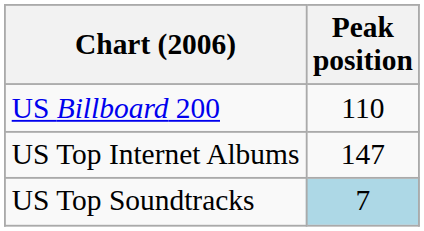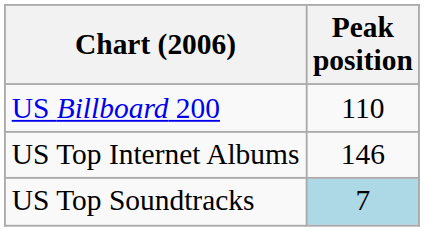(363, 154) 147 -> (363, 154) 146
